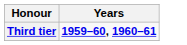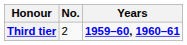+ column: (71, 13)
